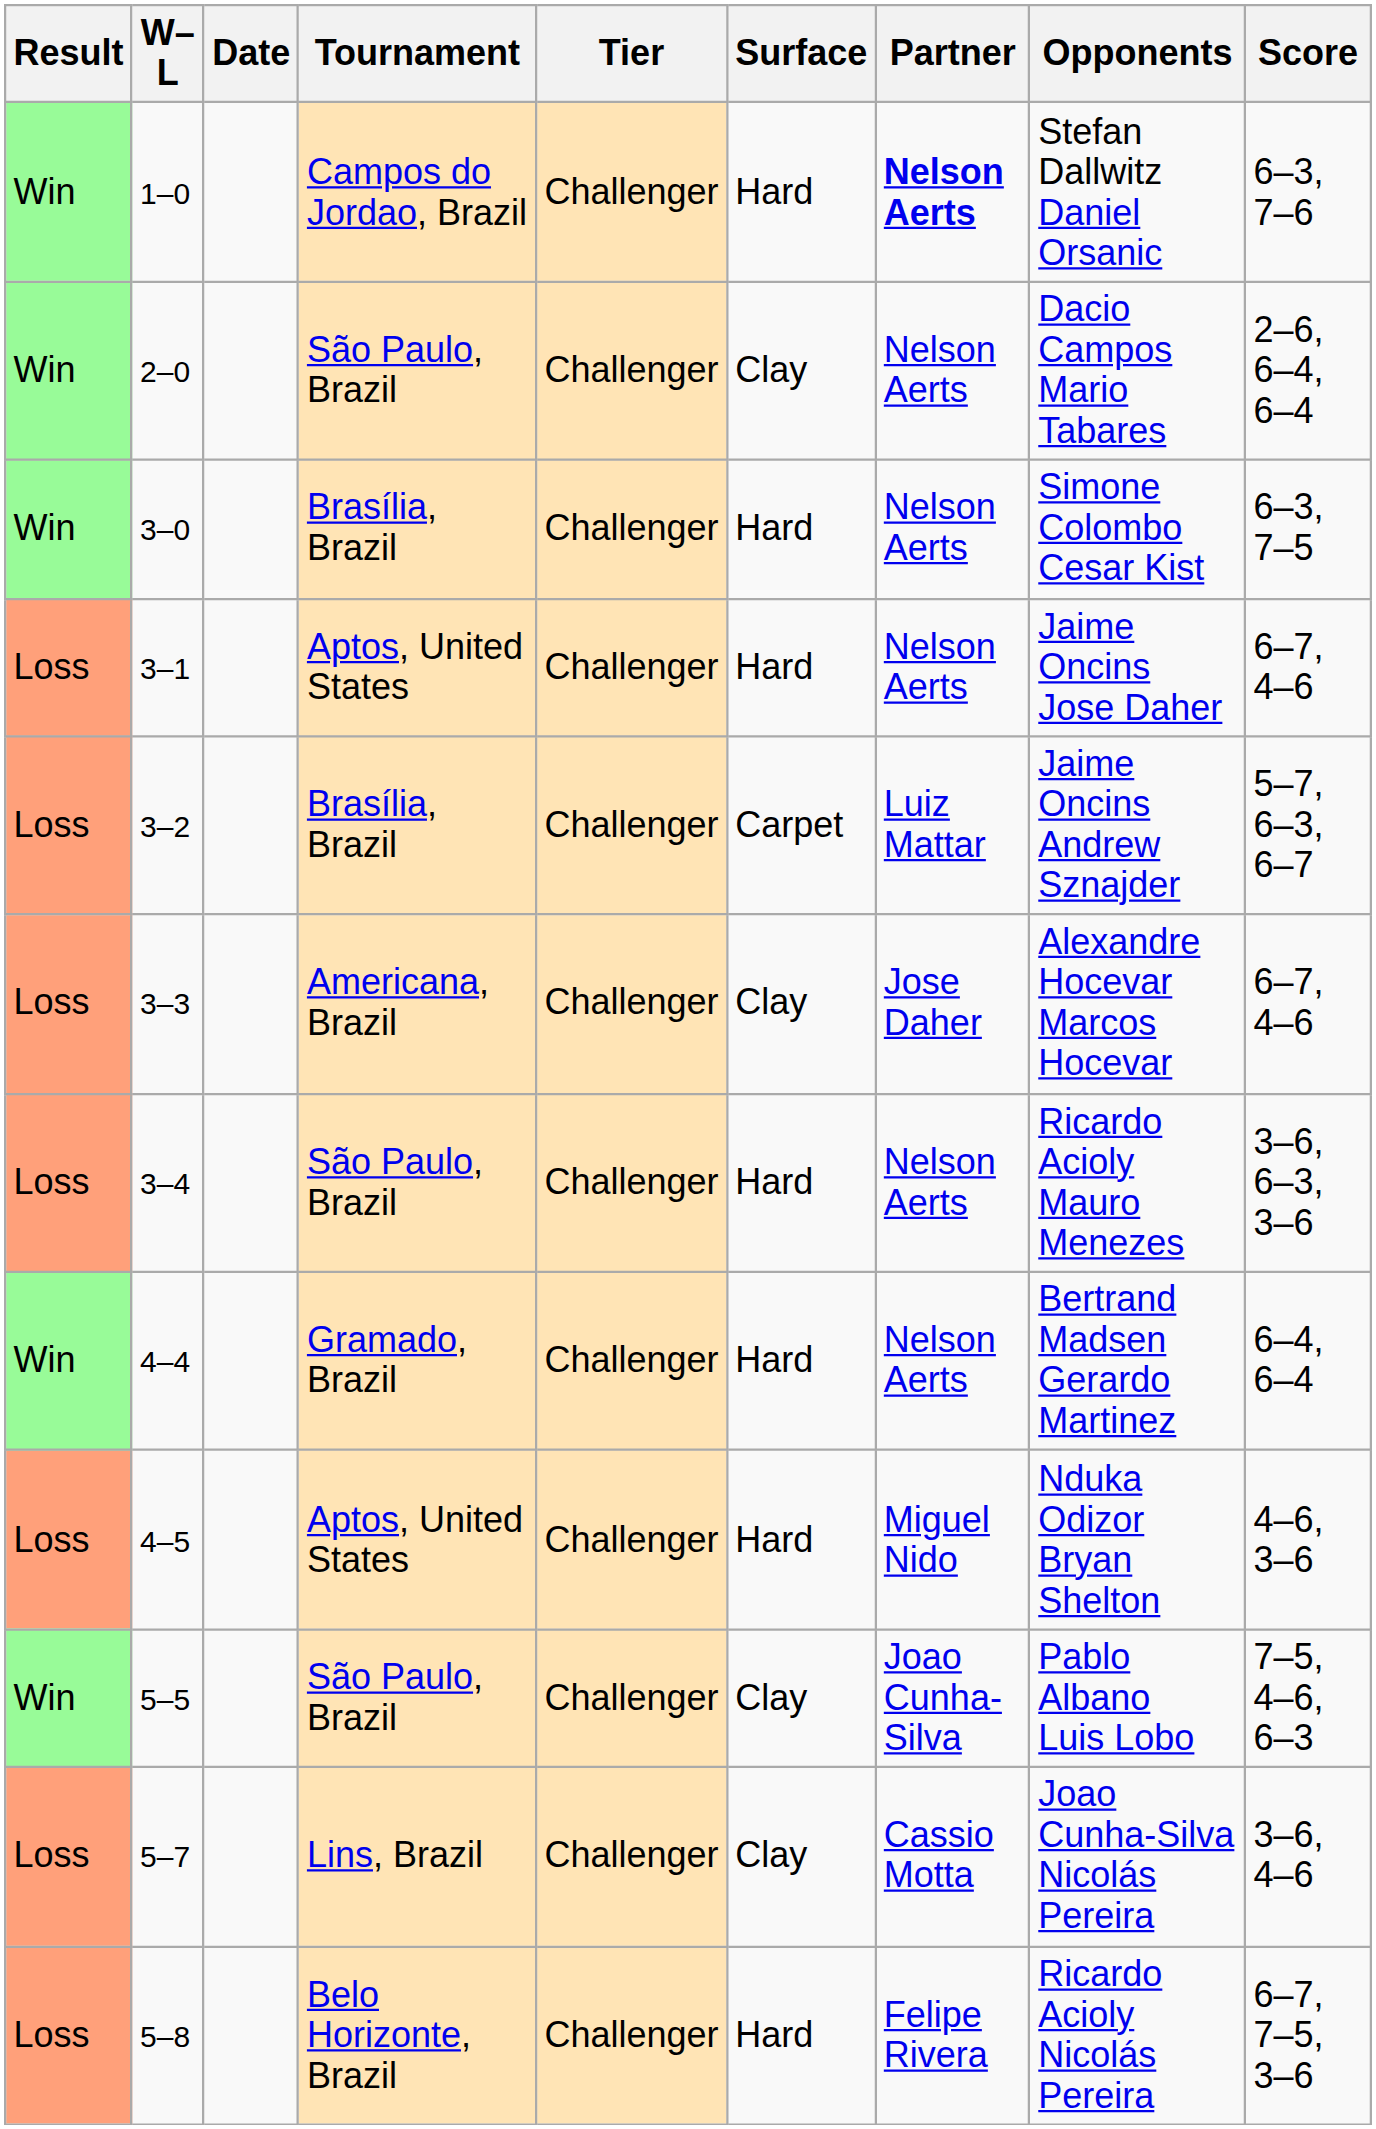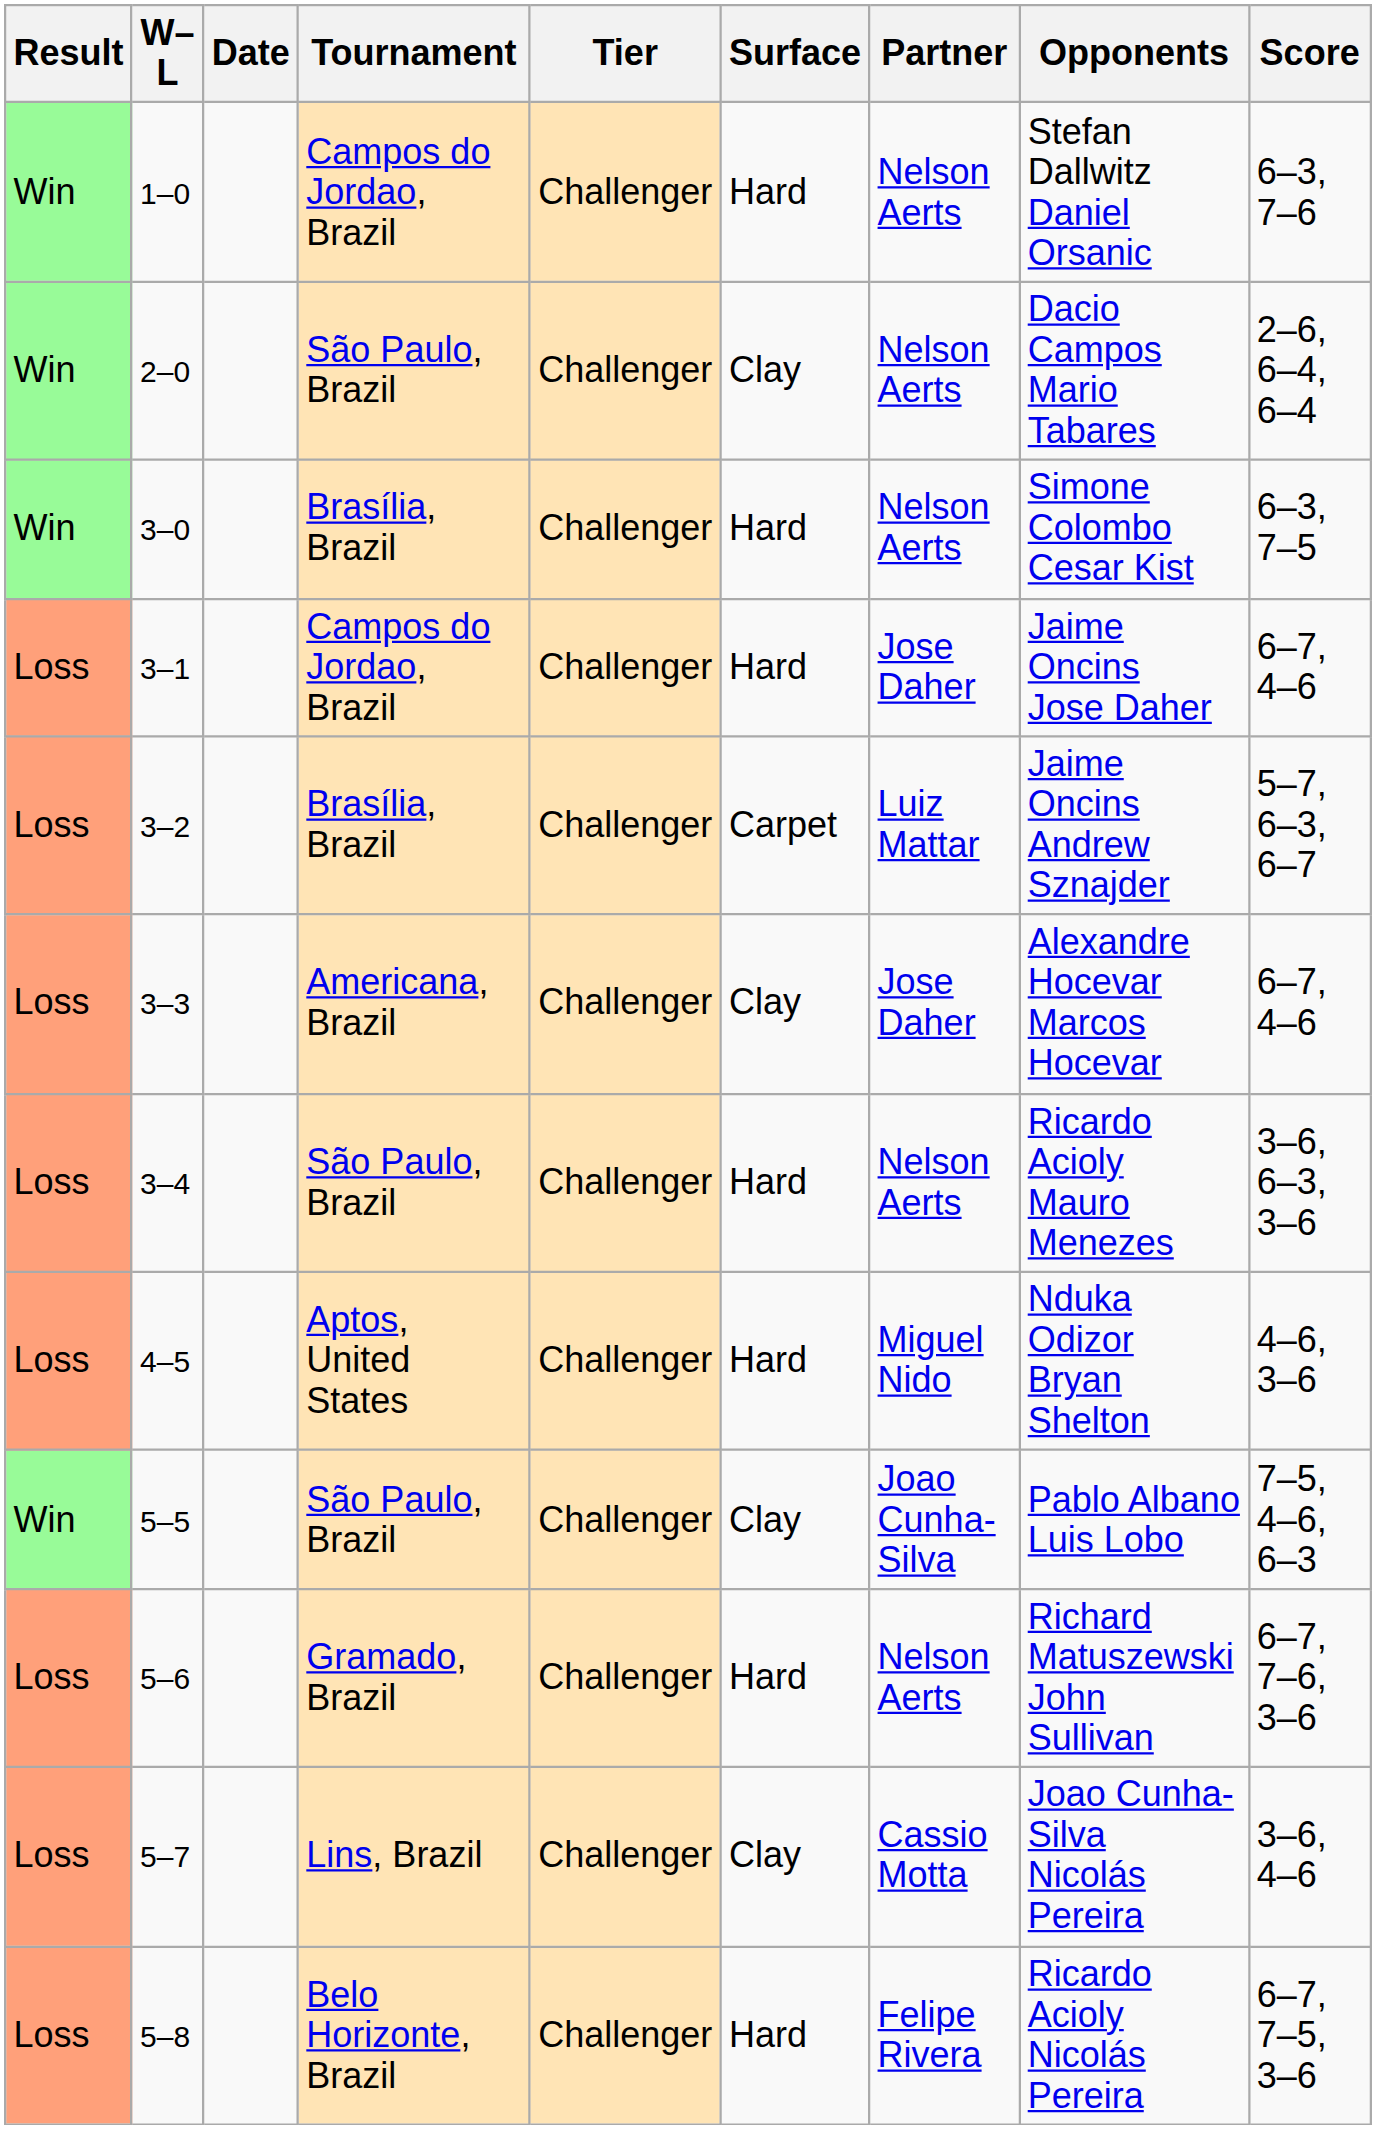(944, 191) bold -> (934, 191) normal
(415, 666) Aptos, United States -> (398, 666) Campos do Jordao, Brazil
(940, 666) Nelson Aerts -> (927, 666) Jose Daher
- row: (165, 1362)
+ row: (165, 1679)
